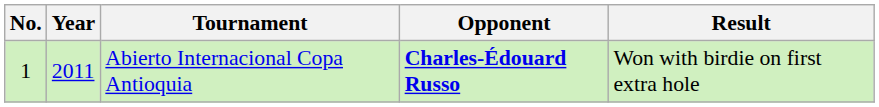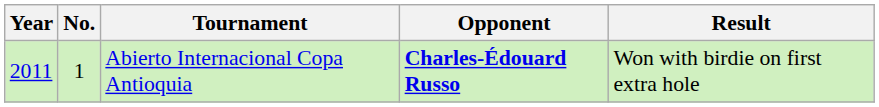columns swapped: (26, 22) <-> (74, 22)
